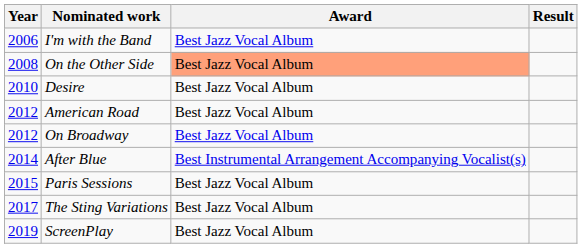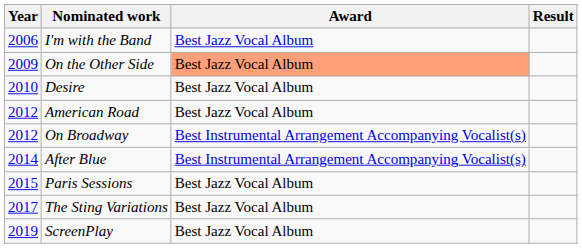(23, 64) 2008 -> (23, 64) 2009
(244, 135) Best Jazz Vocal Album -> (350, 135) Best Instrumental Arrangement Accompanying Vocalist(s)
